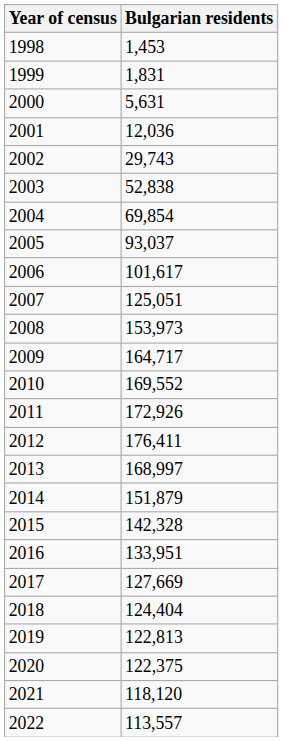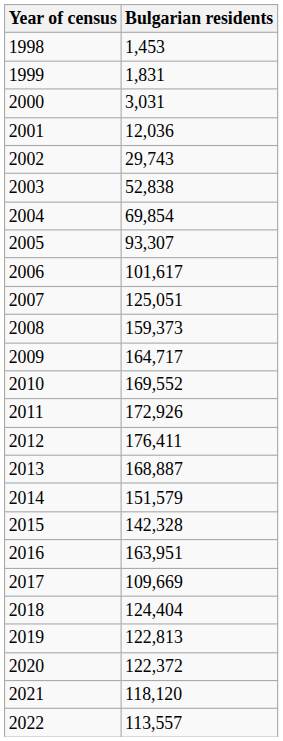(145, 103) 5,631 -> (145, 103) 3,031
(149, 243) 93,037 -> (149, 243) 93,307
(154, 328) 153,973 -> (154, 328) 159,373
(154, 469) 168,997 -> (154, 469) 168,887
(154, 497) 151,879 -> (154, 497) 151,579
(154, 553) 133,951 -> (154, 553) 163,951
(154, 581) 127,669 -> (154, 581) 109,669
(154, 666) 122,375 -> (154, 666) 122,372
